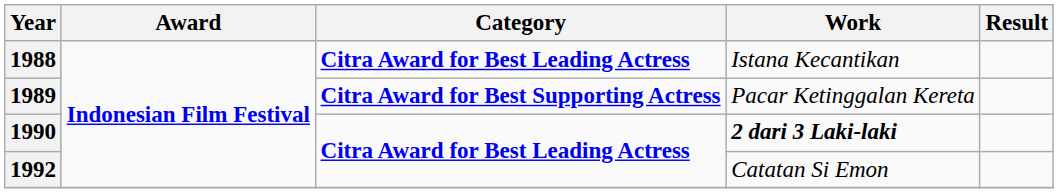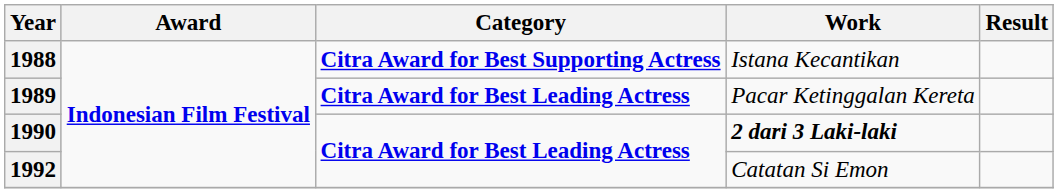(505, 59) Citra Award for Best Leading Actress -> (521, 59) Citra Award for Best Supporting Actress
(521, 95) Citra Award for Best Supporting Actress -> (505, 95) Citra Award for Best Leading Actress
